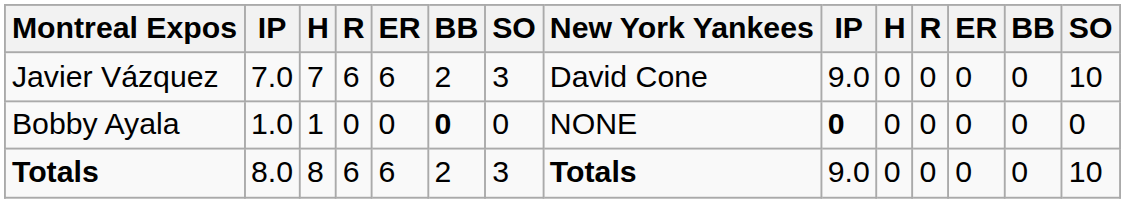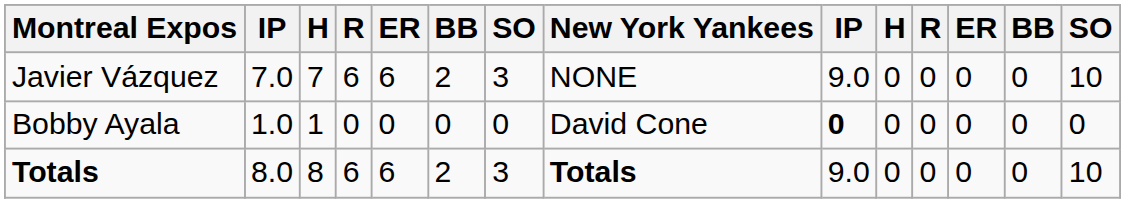(629, 76) David Cone -> (594, 76) NONE
(443, 124) bold -> (443, 124) normal
(594, 124) NONE -> (629, 124) David Cone
